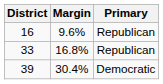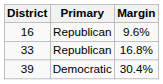columns swapped: (126, 13) <-> (72, 13)
